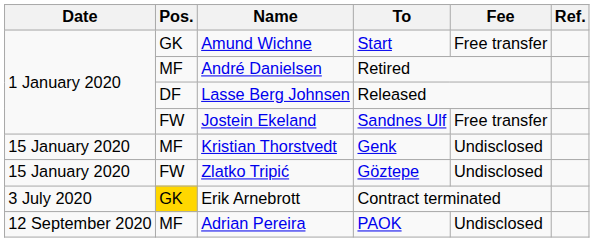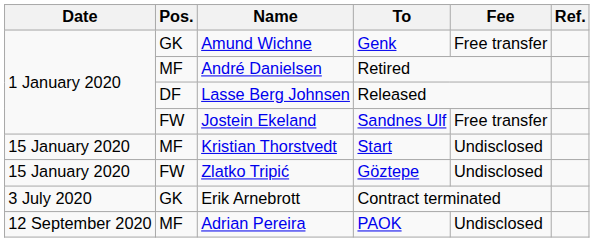(375, 43) Start -> (377, 43) Genk
(377, 146) Genk -> (375, 146) Start
(171, 198) gold background -> (171, 198) no background
